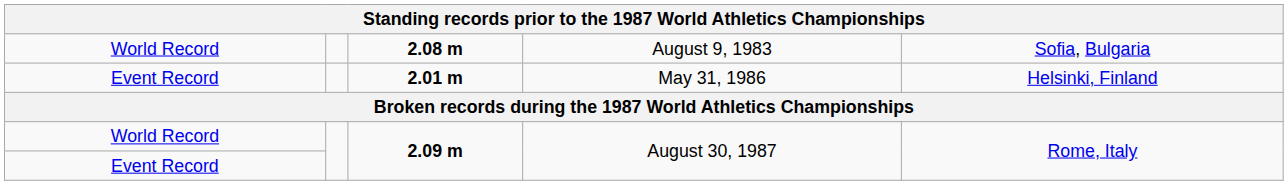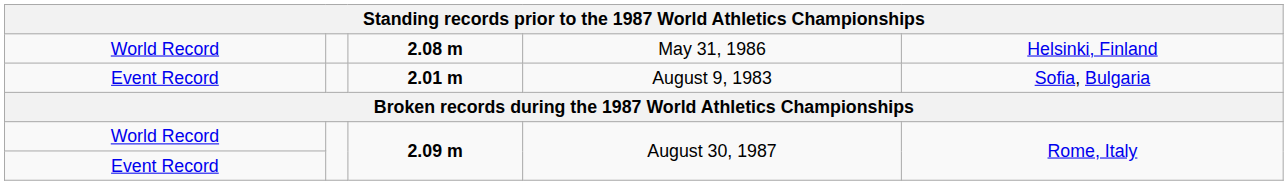(712, 48) August 9, 1983 -> (712, 48) May 31, 1986
(1092, 48) Sofia, Bulgaria -> (1092, 48) Helsinki, Finland
(712, 77) May 31, 1986 -> (712, 77) August 9, 1983
(1092, 77) Helsinki, Finland -> (1092, 77) Sofia, Bulgaria
